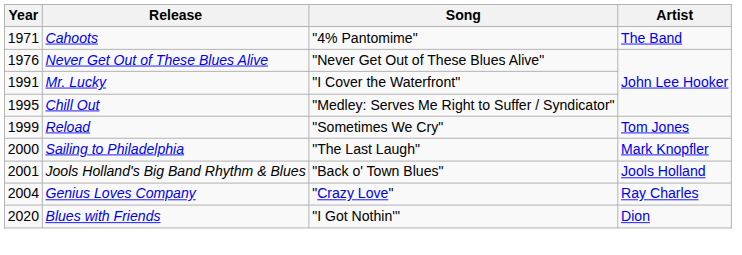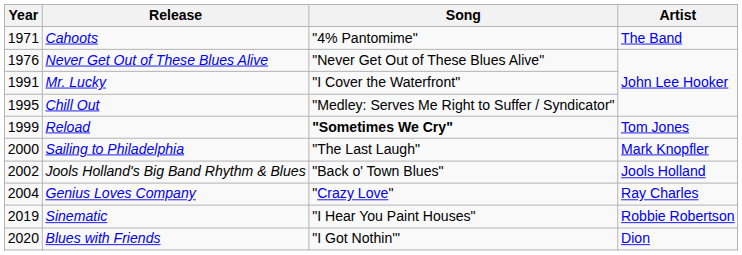(378, 127) normal -> (382, 127) bold
(23, 171) 2001 -> (23, 171) 2002
+ row: (76, 216)
